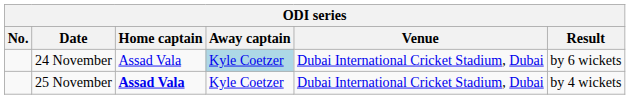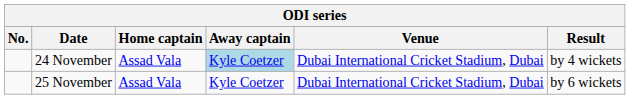(586, 60) by 6 wickets -> (586, 60) by 4 wickets
(151, 82) bold -> (150, 82) normal
(586, 82) by 4 wickets -> (586, 82) by 6 wickets
